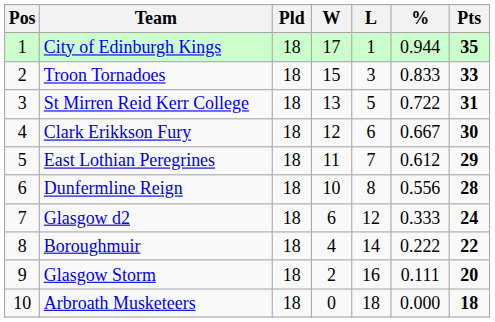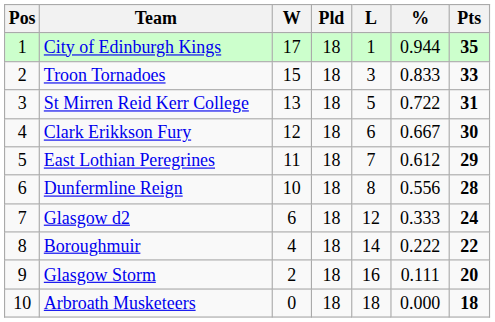columns swapped: (292, 18) <-> (331, 18)
